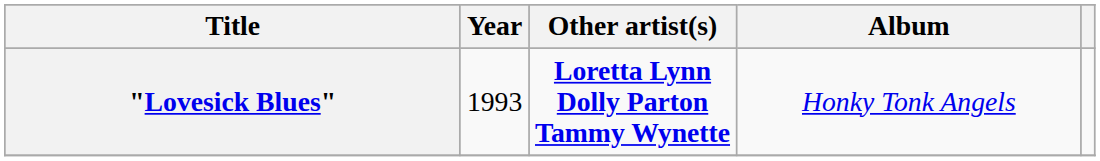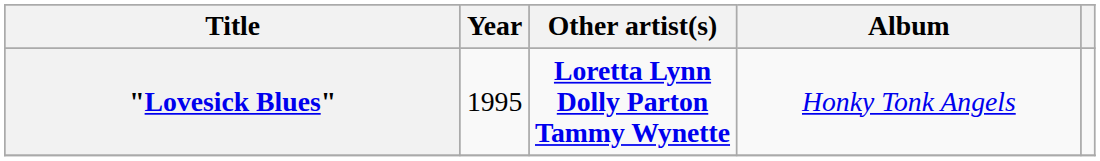(495, 101) 1993 -> (495, 101) 1995
